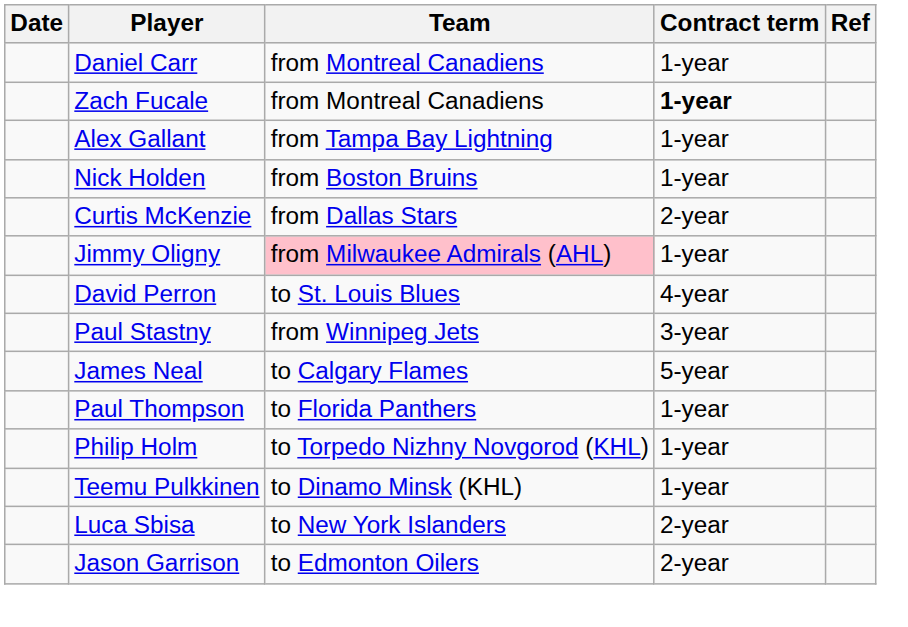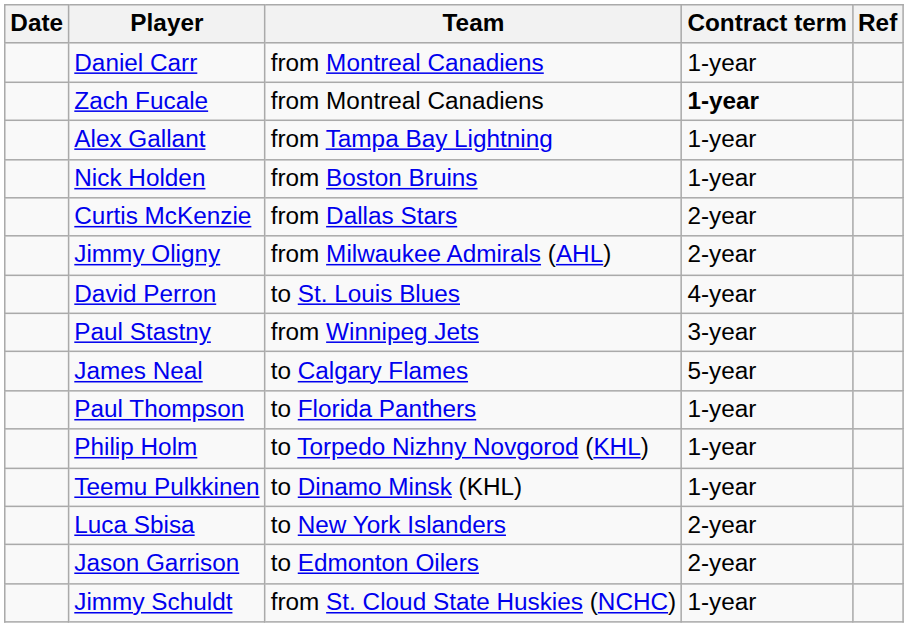(441, 255) pink background -> (441, 255) no background
(694, 255) 1-year -> (722, 255) 2-year
+ row: (153, 602)
